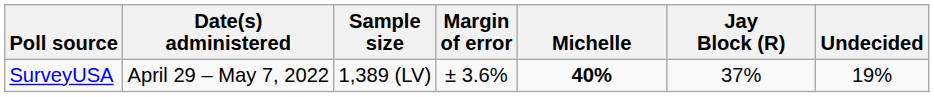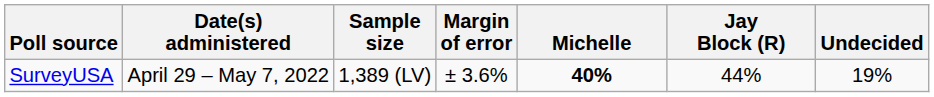(741, 75) 37% -> (741, 75) 44%
